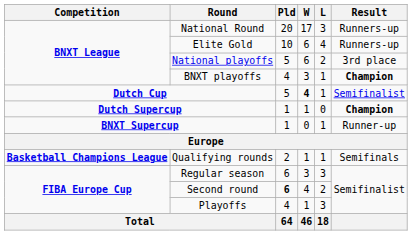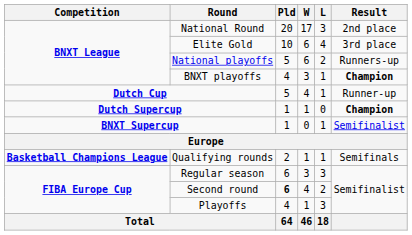(369, 29) Runners-up -> (369, 29) 2nd place
(369, 45) Runners-up -> (369, 45) 3rd place
(369, 61) 3rd place -> (369, 61) Runners-up
(306, 93) bold -> (306, 93) normal
(369, 93) Semifinalist -> (369, 93) Runner-up
(369, 125) Runner-up -> (369, 125) Semifinalist
